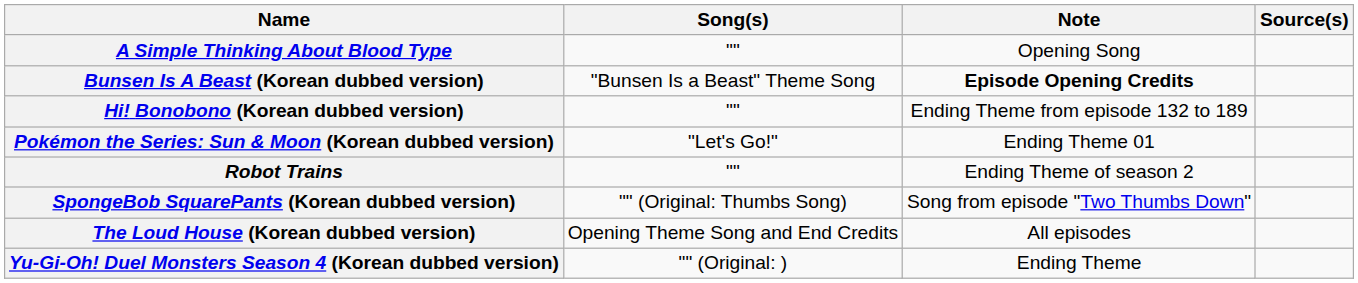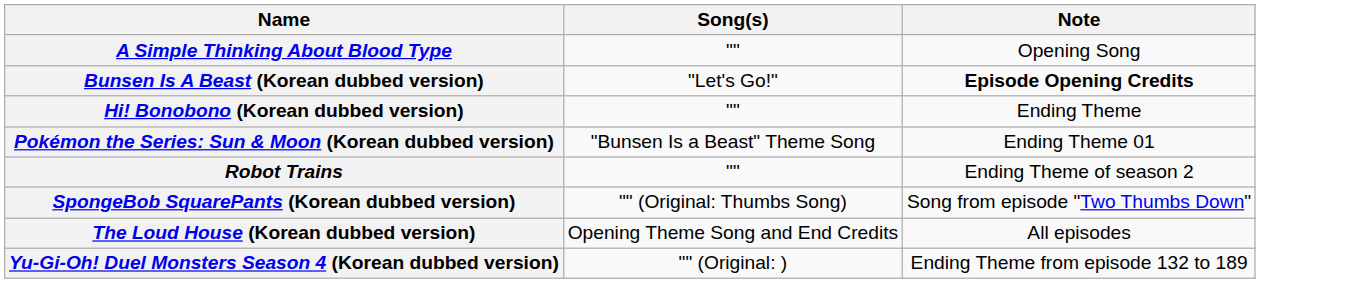- column: (1304, 19)
(733, 80) "Bunsen Is a Beast" Theme Song -> (733, 80) "Let's Go!"
(1079, 111) Ending Theme from episode 132 to 189 -> (1079, 111) Ending Theme
(733, 141) "Let's Go!" -> (733, 141) "Bunsen Is a Beast" Theme Song
(1079, 263) Ending Theme -> (1079, 263) Ending Theme from episode 132 to 189
